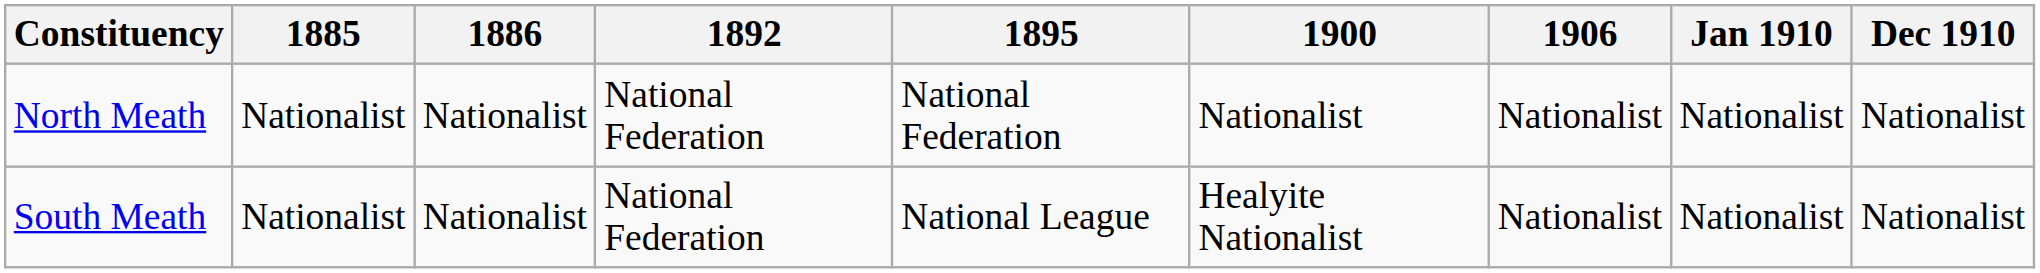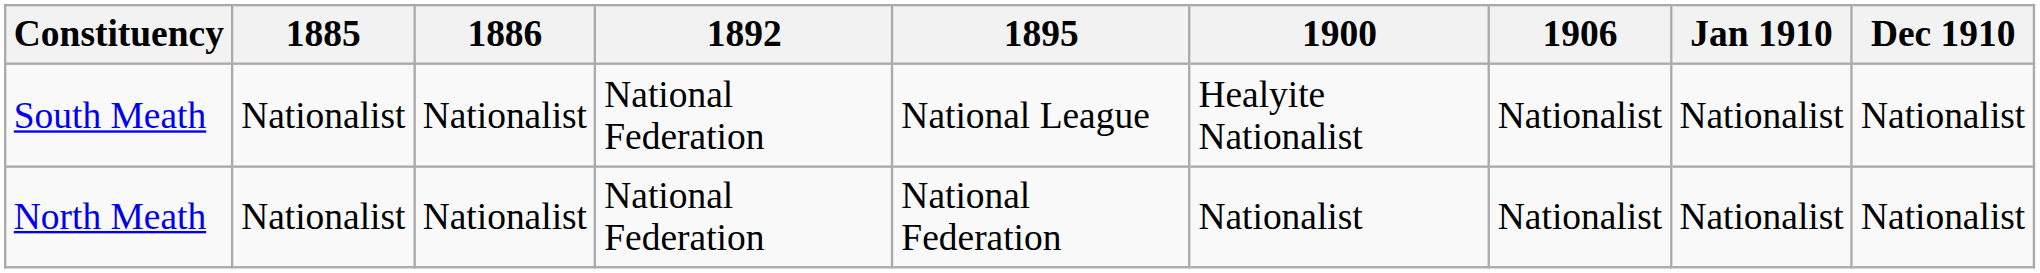rows swapped: (110, 114) <-> (110, 216)
